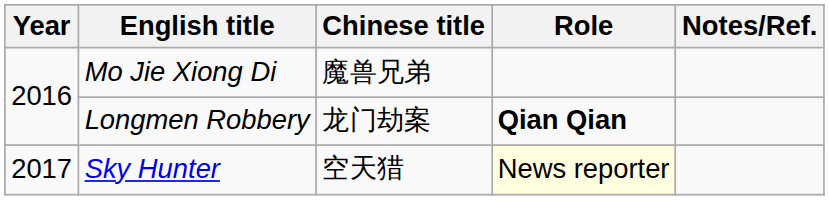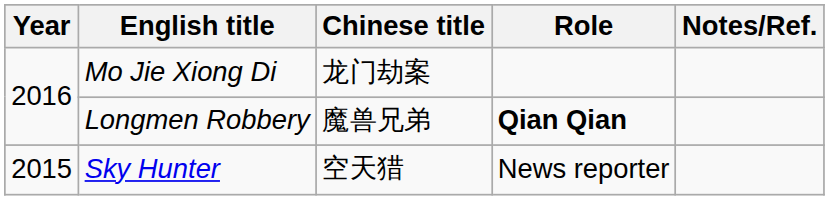(377, 71) 魔兽兄弟 -> (377, 71) 龙门劫案
(377, 119) 龙门劫案 -> (377, 119) 魔兽兄弟
(42, 169) 2017 -> (42, 169) 2015
(584, 169) lightyellow background -> (584, 169) no background
